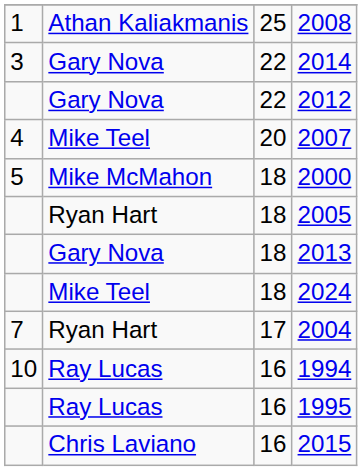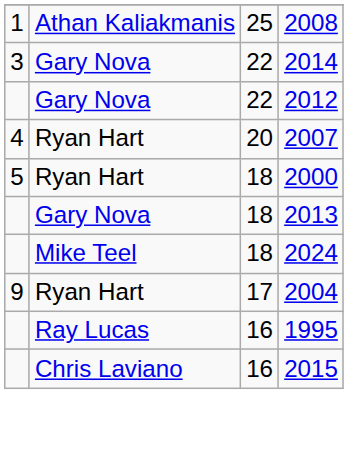(99, 138) Mike Teel -> (89, 138) Ryan Hart
(130, 176) Mike McMahon -> (89, 176) Ryan Hart
- row: (324, 215)
(17, 330) 7 -> (17, 291) 9
- row: (324, 368)
